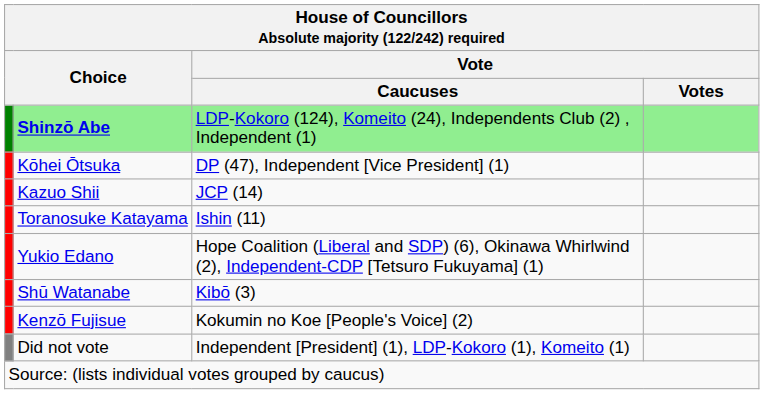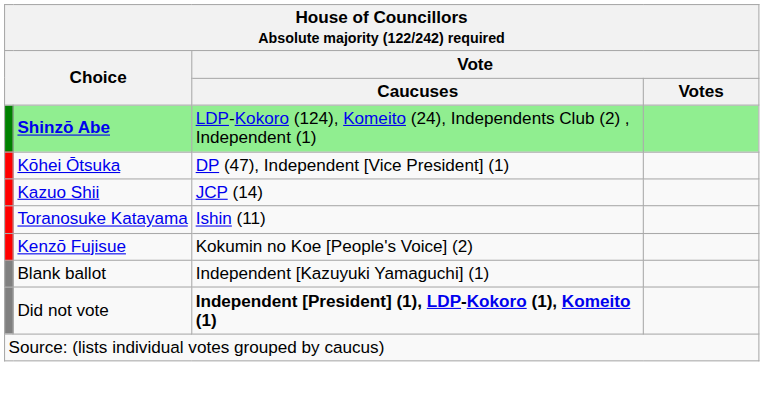- row: (66, 256)
- row: (74, 293)
+ row: (62, 273)
(413, 347) normal -> (413, 310) bold
